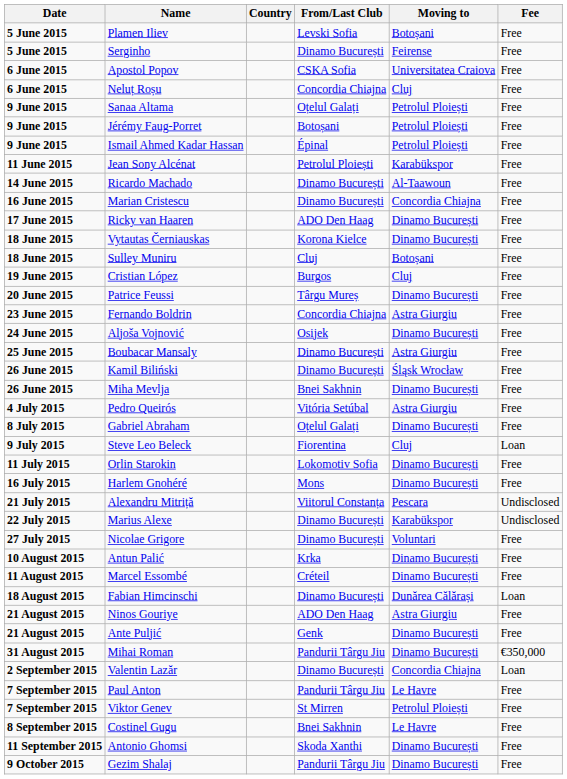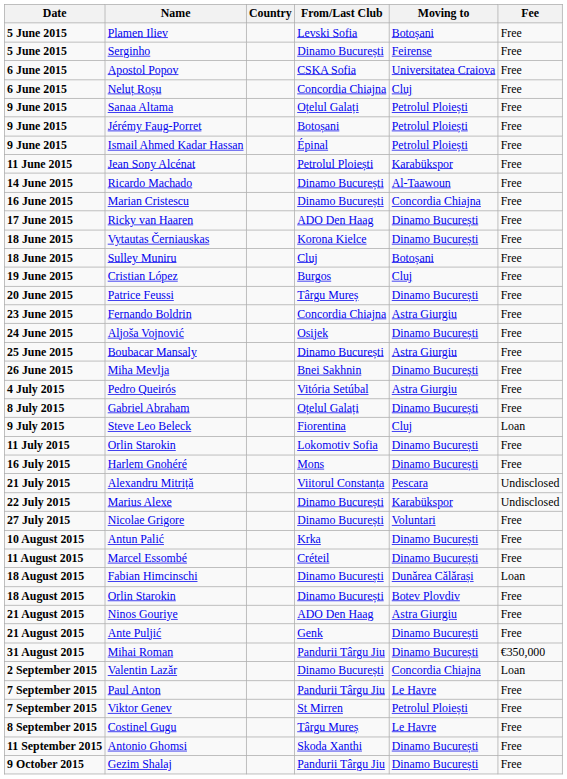- row: (40, 370)
+ row: (46, 595)
(329, 727) Bnei Sakhnin -> (328, 727) Târgu Mureș
